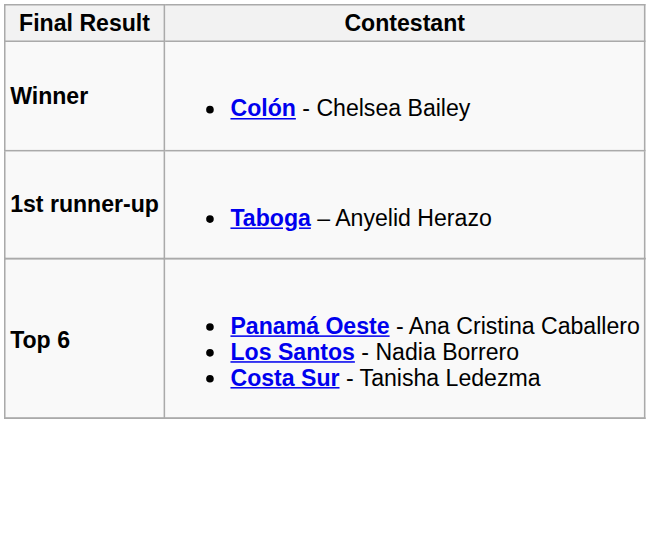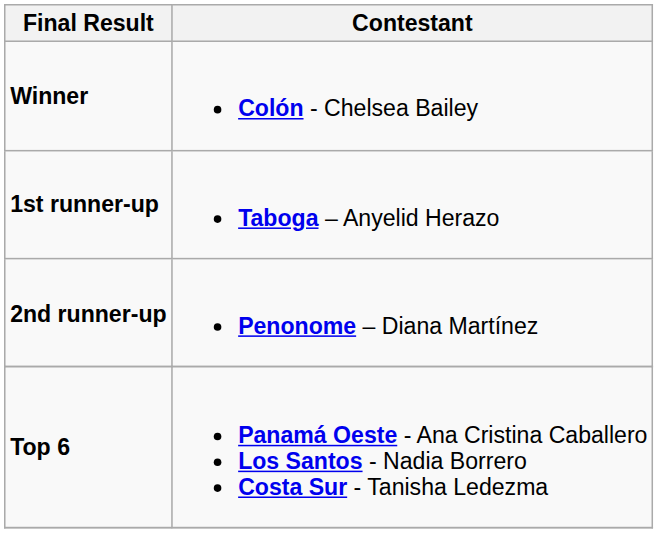+ row: (88, 313)
